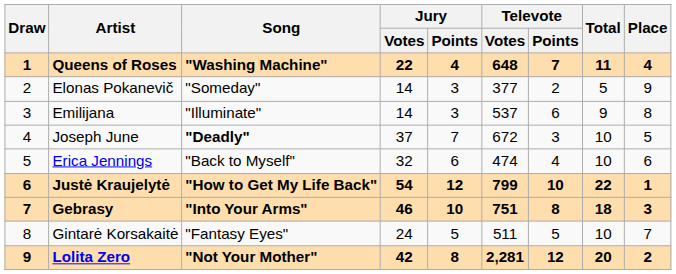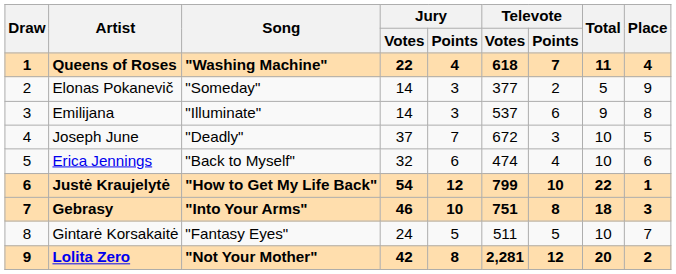(505, 64) 648 -> (505, 64) 618
(217, 137) bold -> (214, 137) normal
